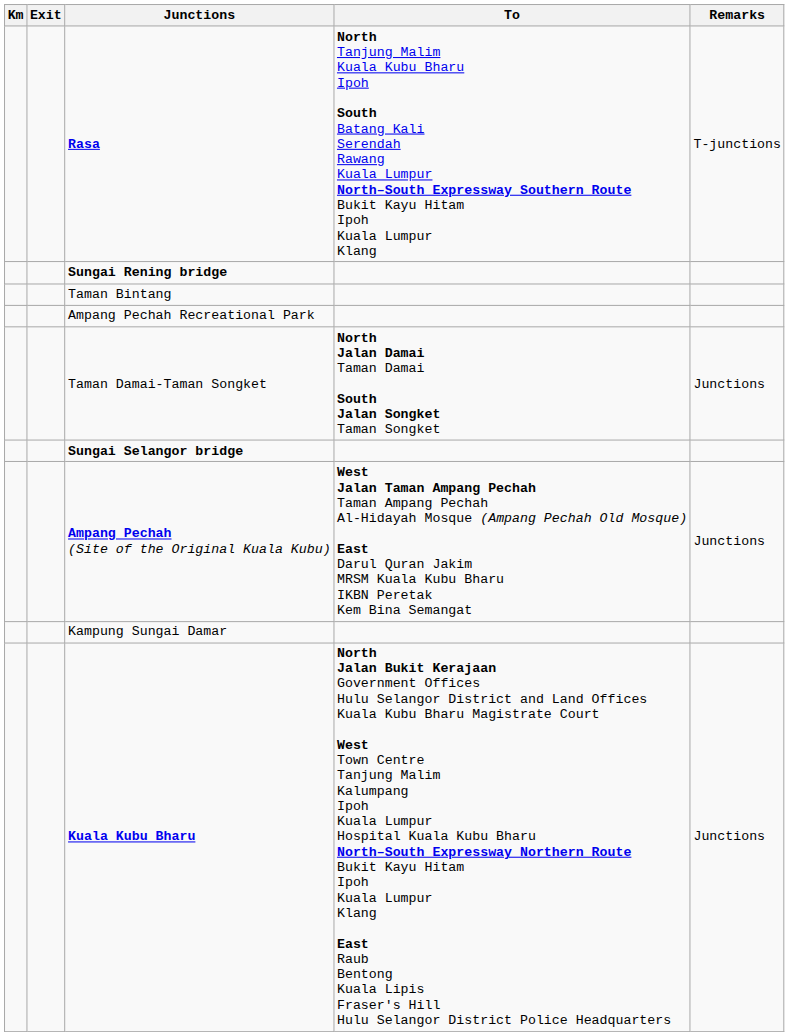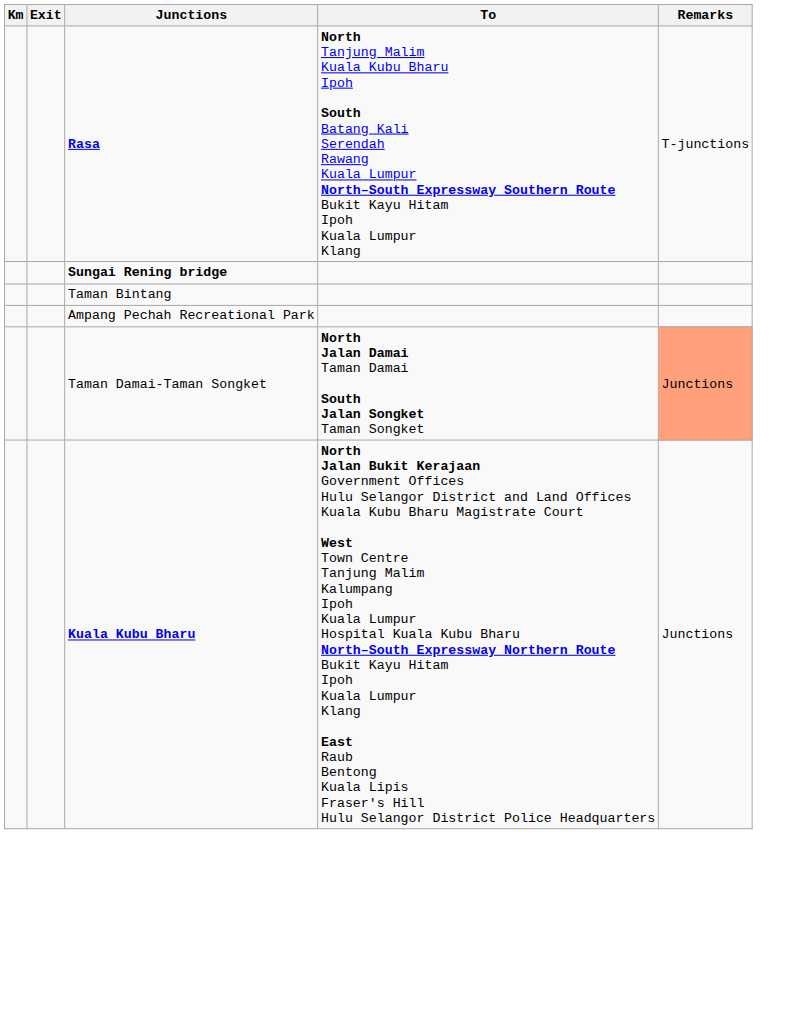(729, 383) no background -> (697, 383) lightsalmon background
- row: (156, 451)
- row: (199, 541)
- row: (148, 632)
